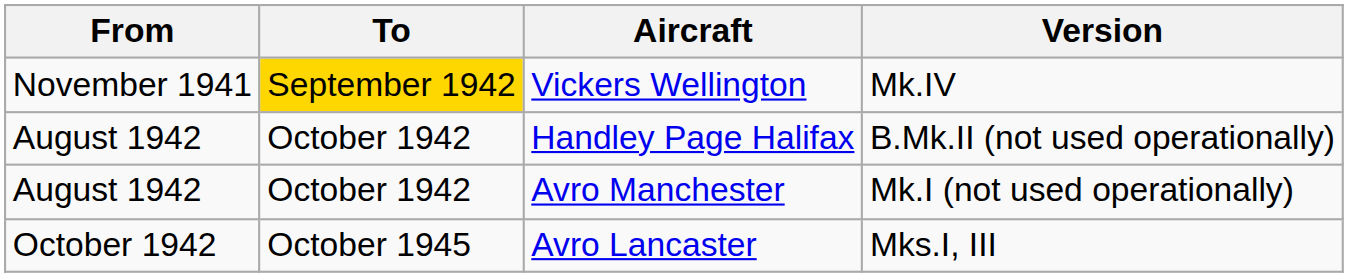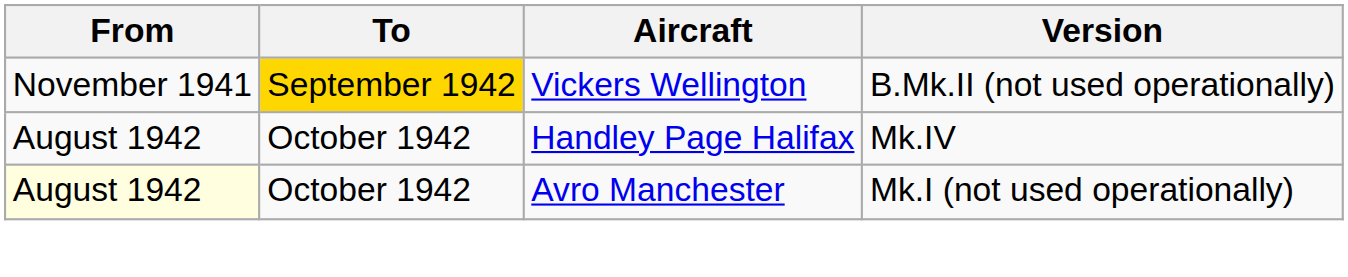(913, 84) Mk.IV -> (1102, 84) B.Mk.II (not used operationally)
(1102, 137) B.Mk.II (not used operationally) -> (913, 137) Mk.IV
(107, 191) no background -> (107, 191) lightyellow background
- row: (644, 244)
